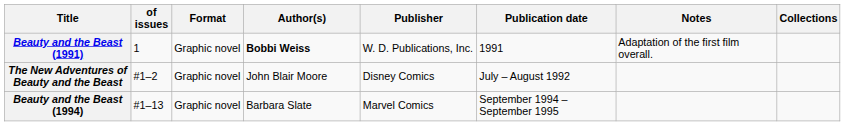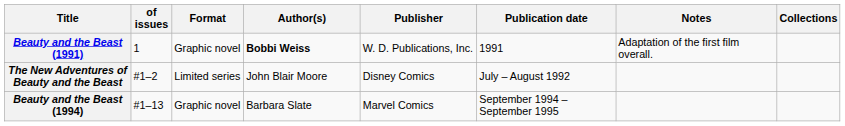(207, 77) Graphic novel -> (207, 77) Limited series
